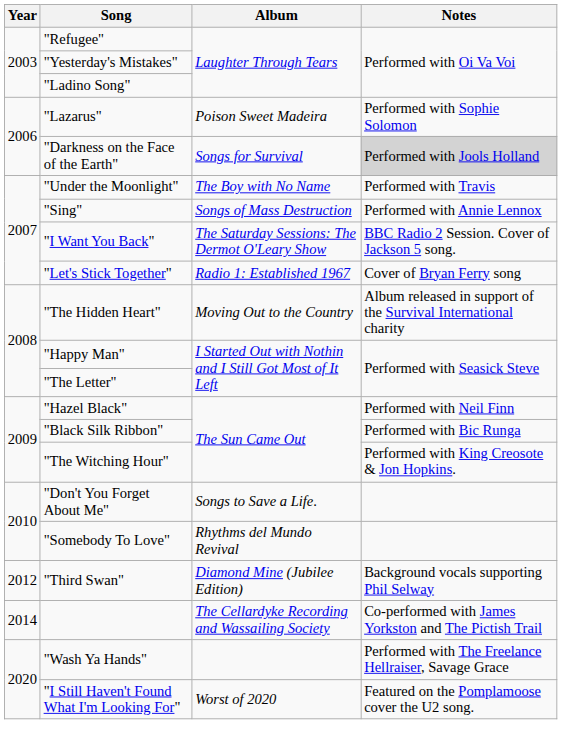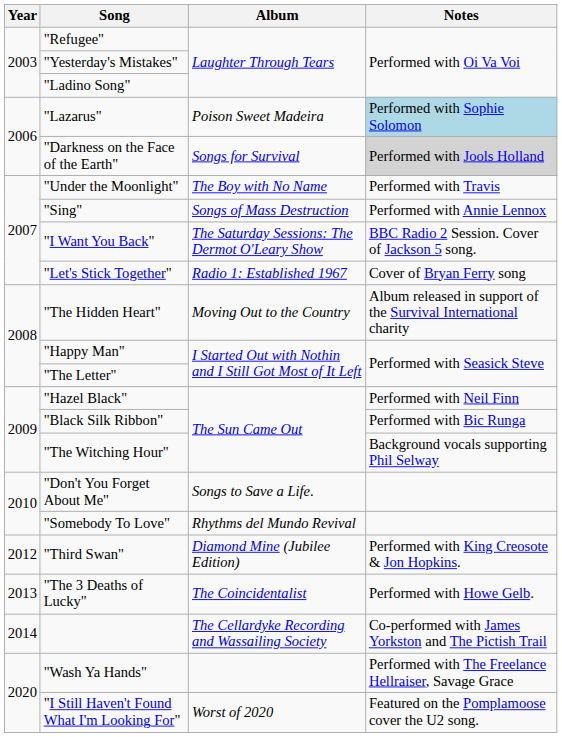(432, 116) no background -> (436, 116) lightblue background
(454, 462) Performed with King Creosote & Jon Hopkins. -> (458, 452) Background vocals supporting Phil Selway
(453, 580) Background vocals supporting Phil Selway -> (458, 554) Performed with King Creosote & Jon Hopkins.
+ row: (93, 594)
